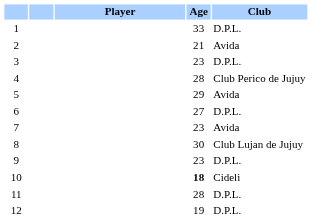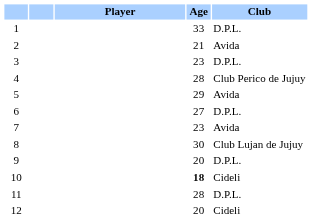(199, 161) 23 -> (199, 161) 20
(199, 210) 19 -> (199, 210) 20
(227, 210) D.P.L. -> (227, 210) Cideli
